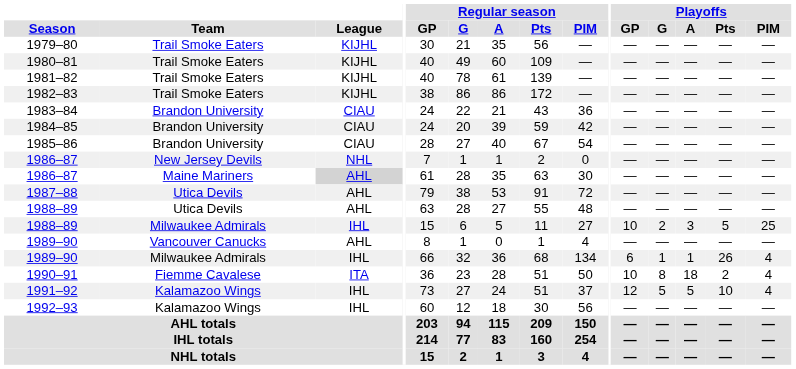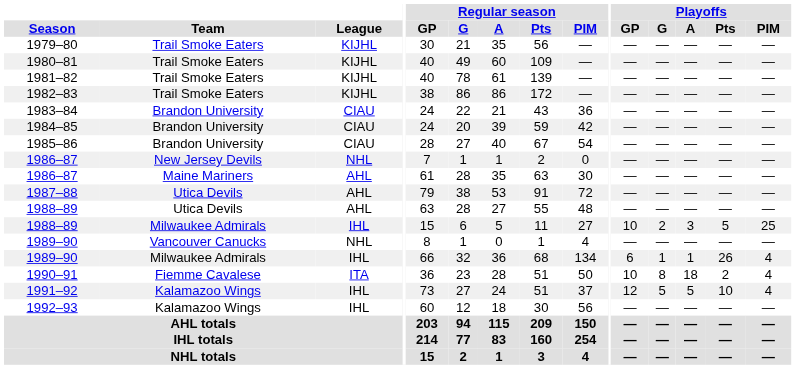(359, 176) lightgrey background -> (359, 176) no background
(359, 241) AHL -> (359, 241) NHL
